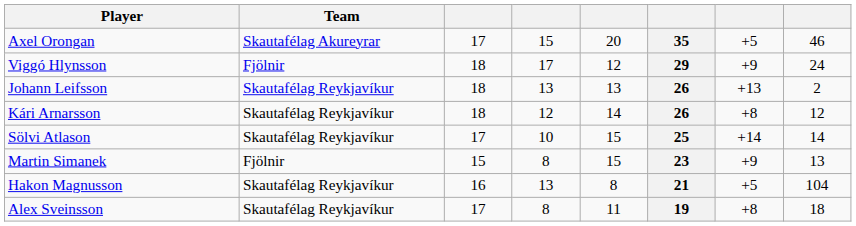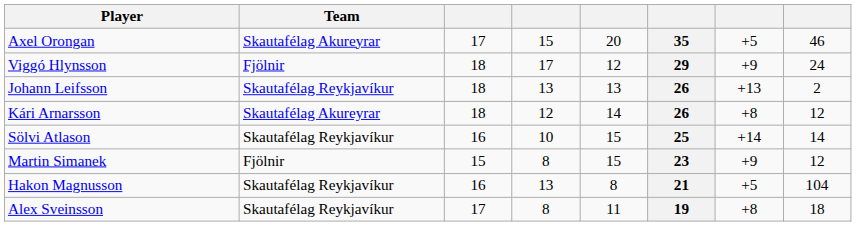(318, 112) Skautafélag Reykjavíkur -> (312, 112) Skautafélag Akureyrar
(478, 137) 17 -> (478, 137) 16
(817, 161) 13 -> (817, 161) 12
